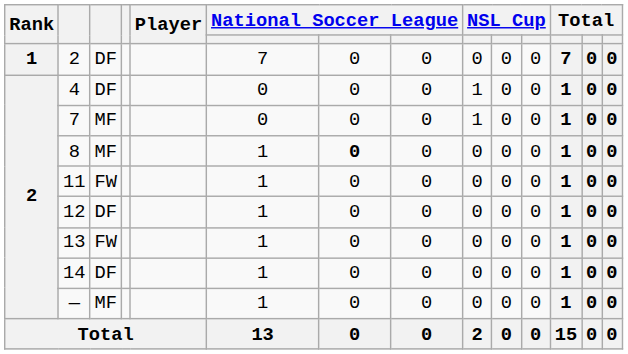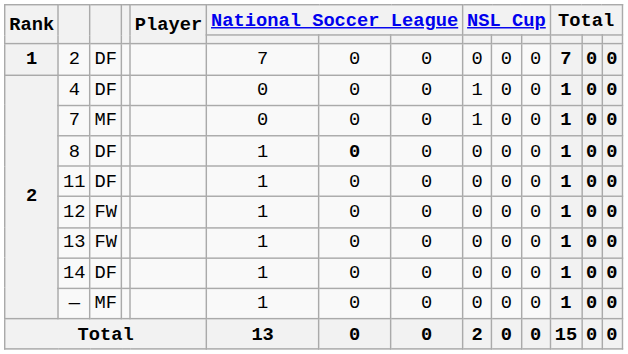(106, 151) MF -> (106, 151) DF
(106, 181) FW -> (106, 181) DF
(106, 212) DF -> (106, 212) FW
